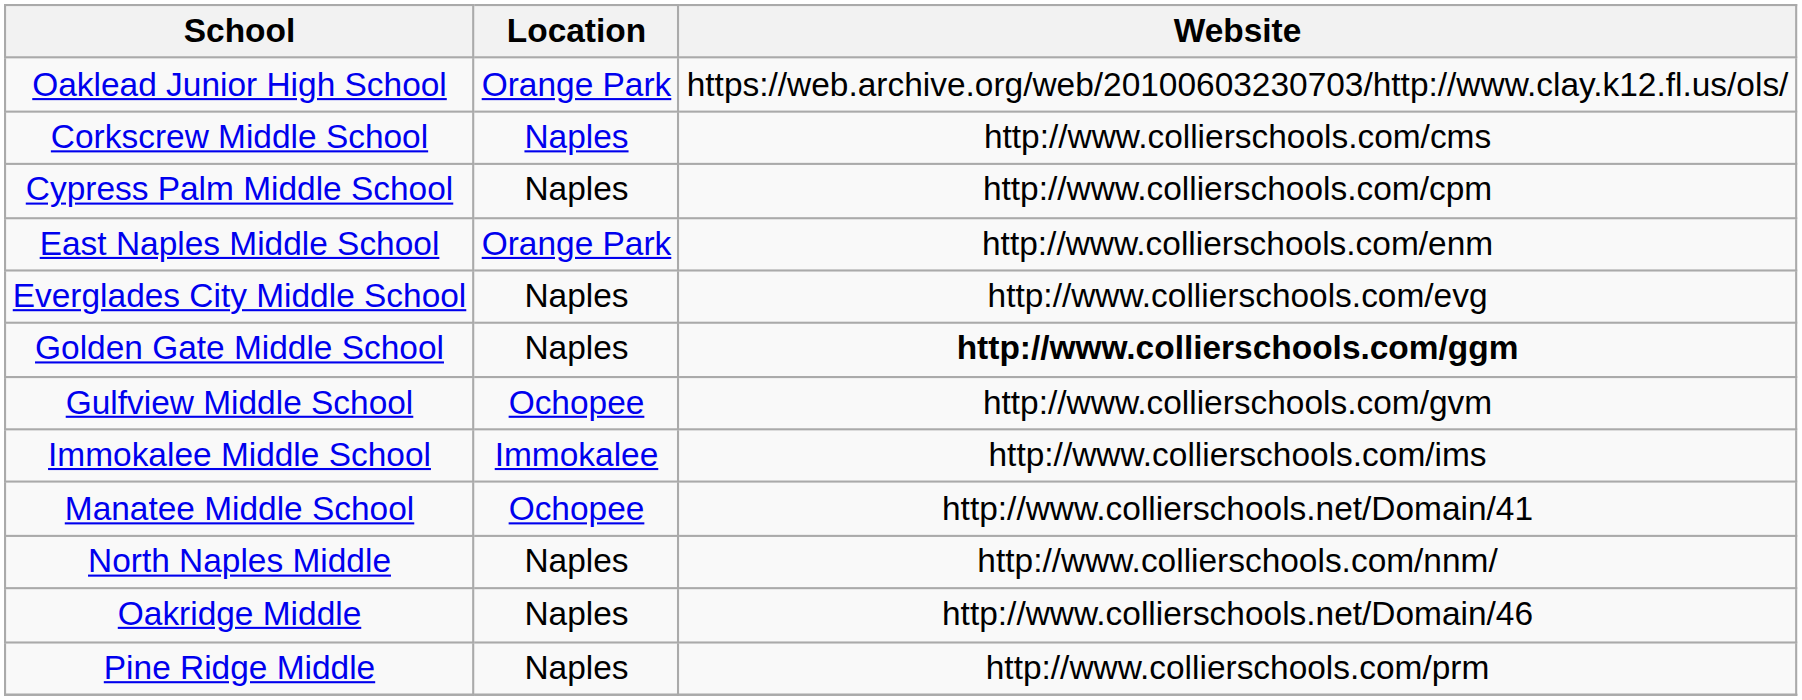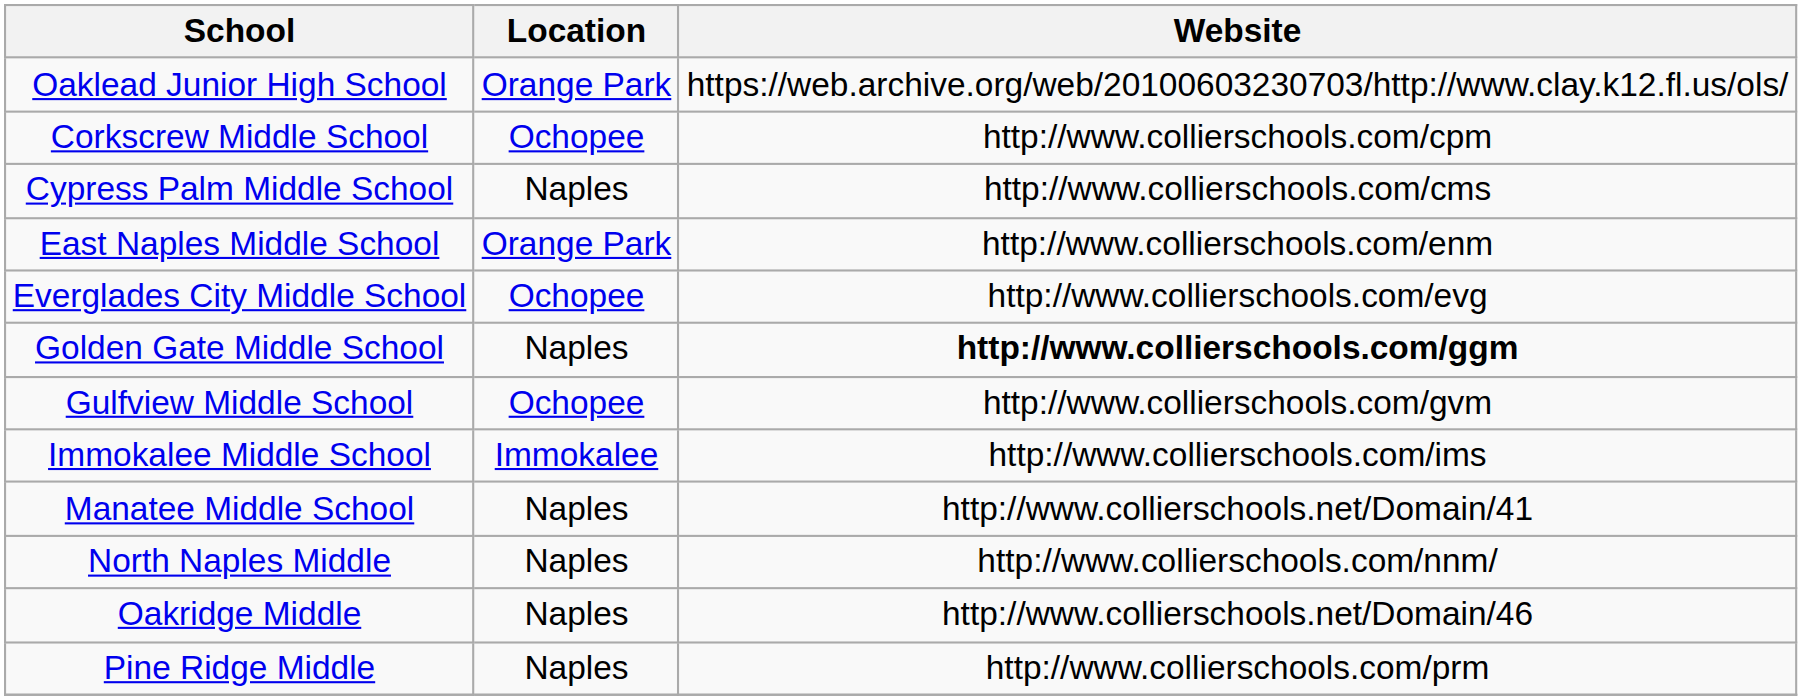(576, 137) Naples -> (576, 137) Ochopee
(1238, 137) http://www.collierschools.com/cms -> (1238, 137) http://www.collierschools.com/cpm
(1238, 190) http://www.collierschools.com/cpm -> (1238, 190) http://www.collierschools.com/cms
(576, 296) Naples -> (576, 296) Ochopee
(576, 508) Ochopee -> (576, 508) Naples
